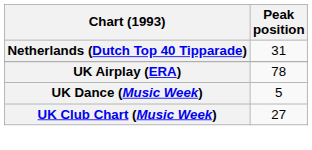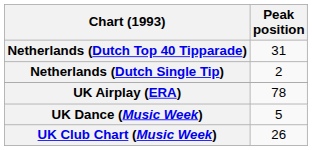+ row: (127, 72)
(279, 114) 27 -> (279, 135) 26
